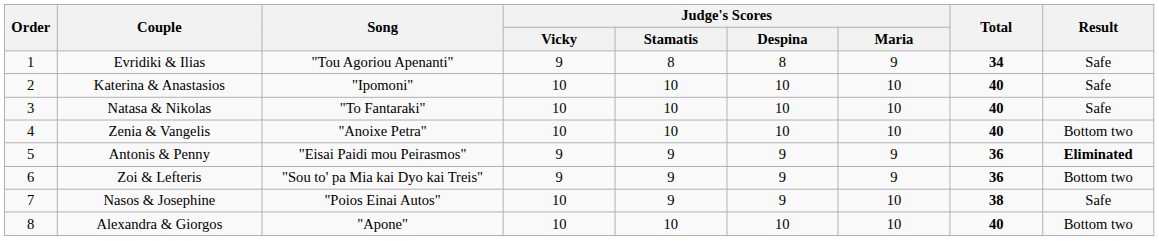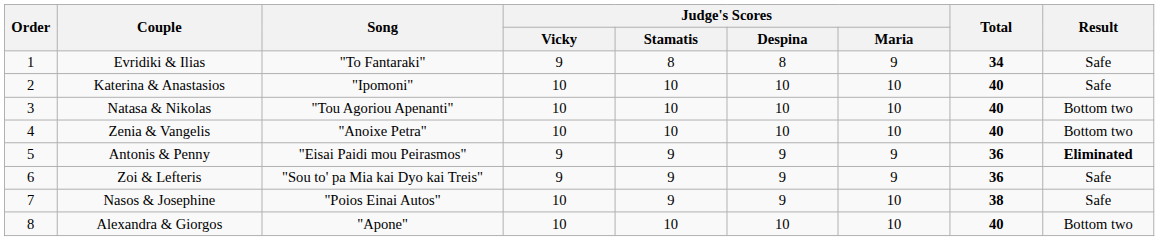(383, 62) "Tou Agoriou Apenanti" -> (383, 62) "To Fantaraki"
(383, 108) "To Fantaraki" -> (383, 108) "Tou Agoriou Apenanti"
(1098, 108) Safe -> (1098, 108) Bottom two
(1098, 177) Bottom two -> (1098, 177) Safe
